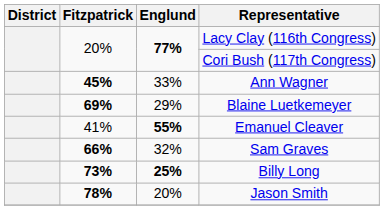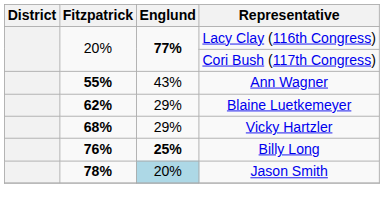(98, 82) 45% -> (98, 82) 55%
(168, 82) 33% -> (168, 82) 43%
(98, 104) 69% -> (98, 104) 62%
+ row: (289, 127)
- row: (289, 127)
- row: (289, 149)
(98, 171) 73% -> (98, 149) 76%
(168, 194) no background -> (168, 171) lightblue background
